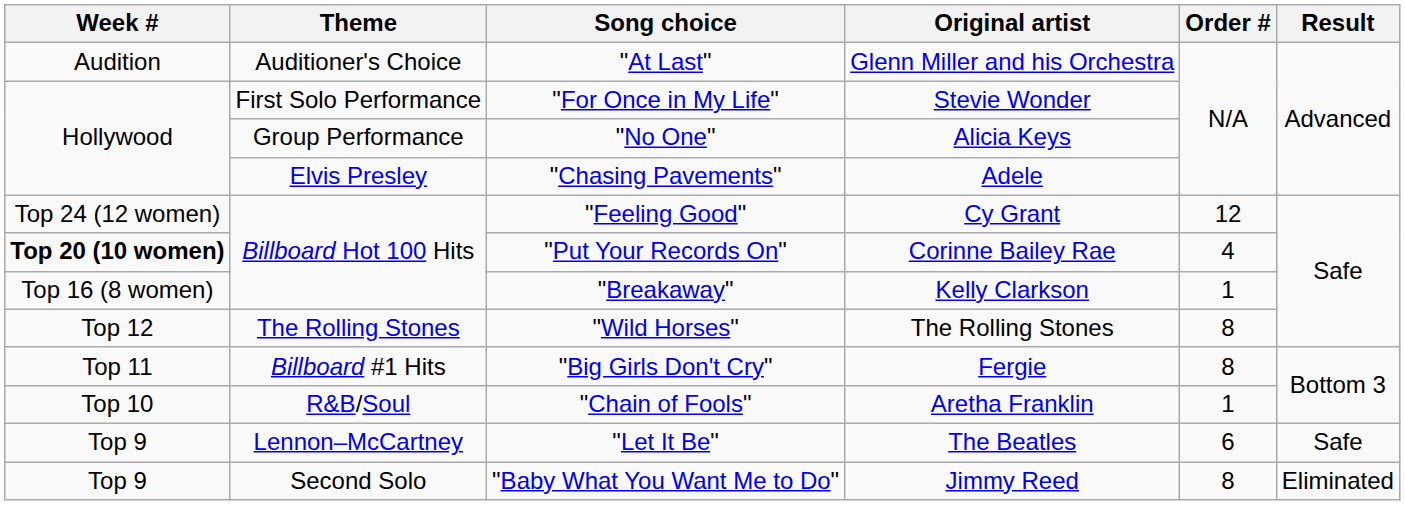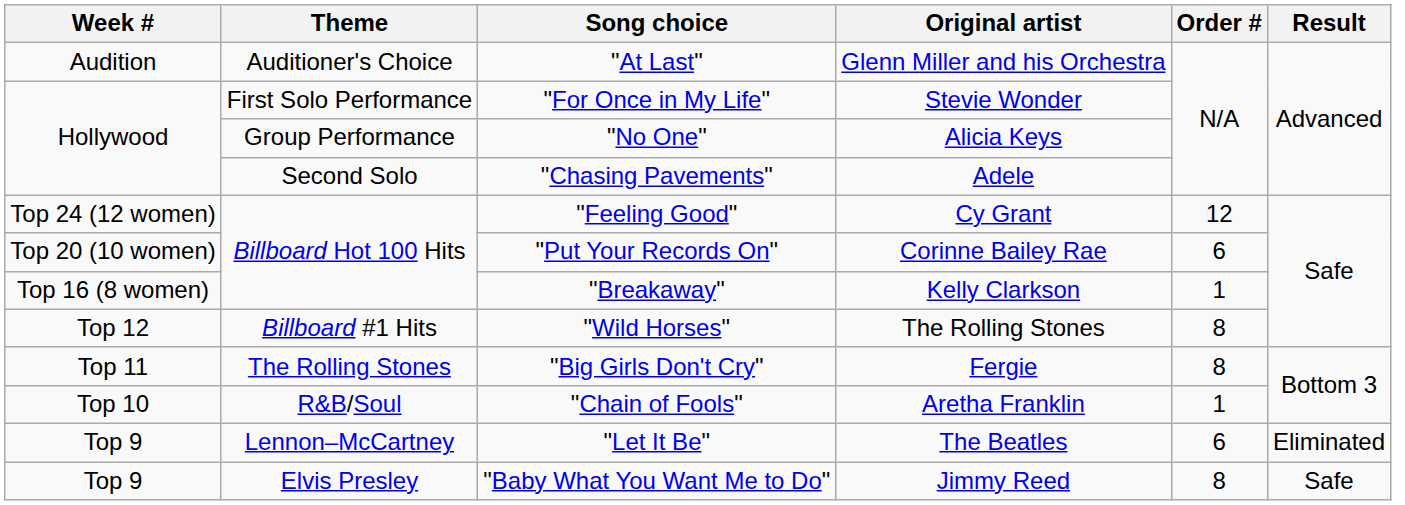(358, 175) Elvis Presley -> (350, 175) Second Solo
(117, 251) bold -> (113, 251) normal
(1228, 251) 4 -> (1219, 251) 6
(358, 328) The Rolling Stones -> (350, 328) Billboard #1 Hits
(358, 366) Billboard #1 Hits -> (349, 366) The Rolling Stones
(1338, 442) Safe -> (1329, 442) Eliminated
(358, 480) Second Solo -> (350, 480) Elvis Presley
(1338, 480) Eliminated -> (1329, 480) Safe
